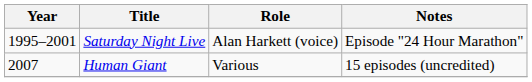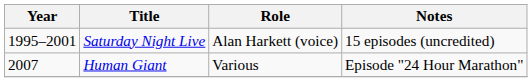(434, 40) Episode "24 Hour Marathon" -> (420, 40) 15 episodes (uncredited)
(420, 64) 15 episodes (uncredited) -> (434, 64) Episode "24 Hour Marathon"
